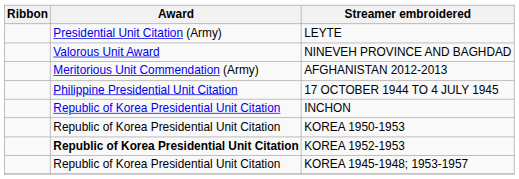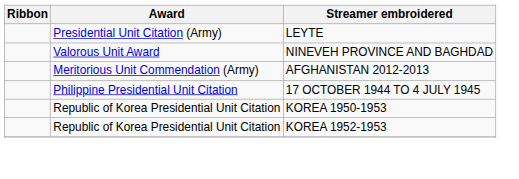- row: (328, 108)
(176, 146) bold -> (167, 127) normal
- row: (386, 164)
